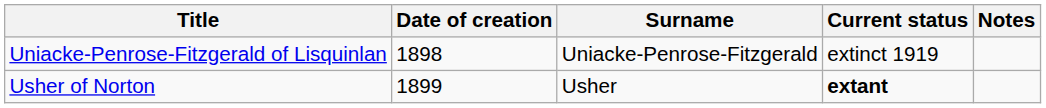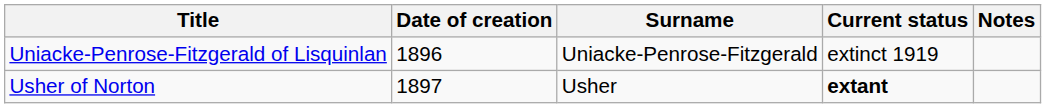(419, 53) 1898 -> (419, 53) 1896
(419, 86) 1899 -> (419, 86) 1897
